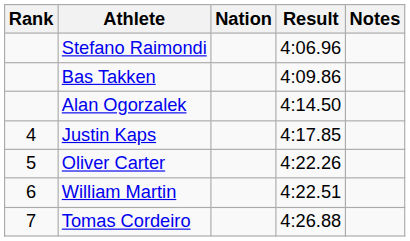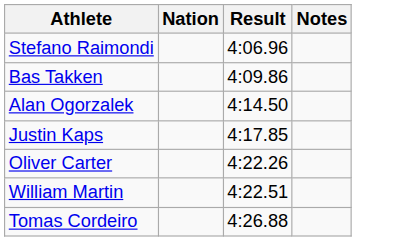- column: (31, 18)
